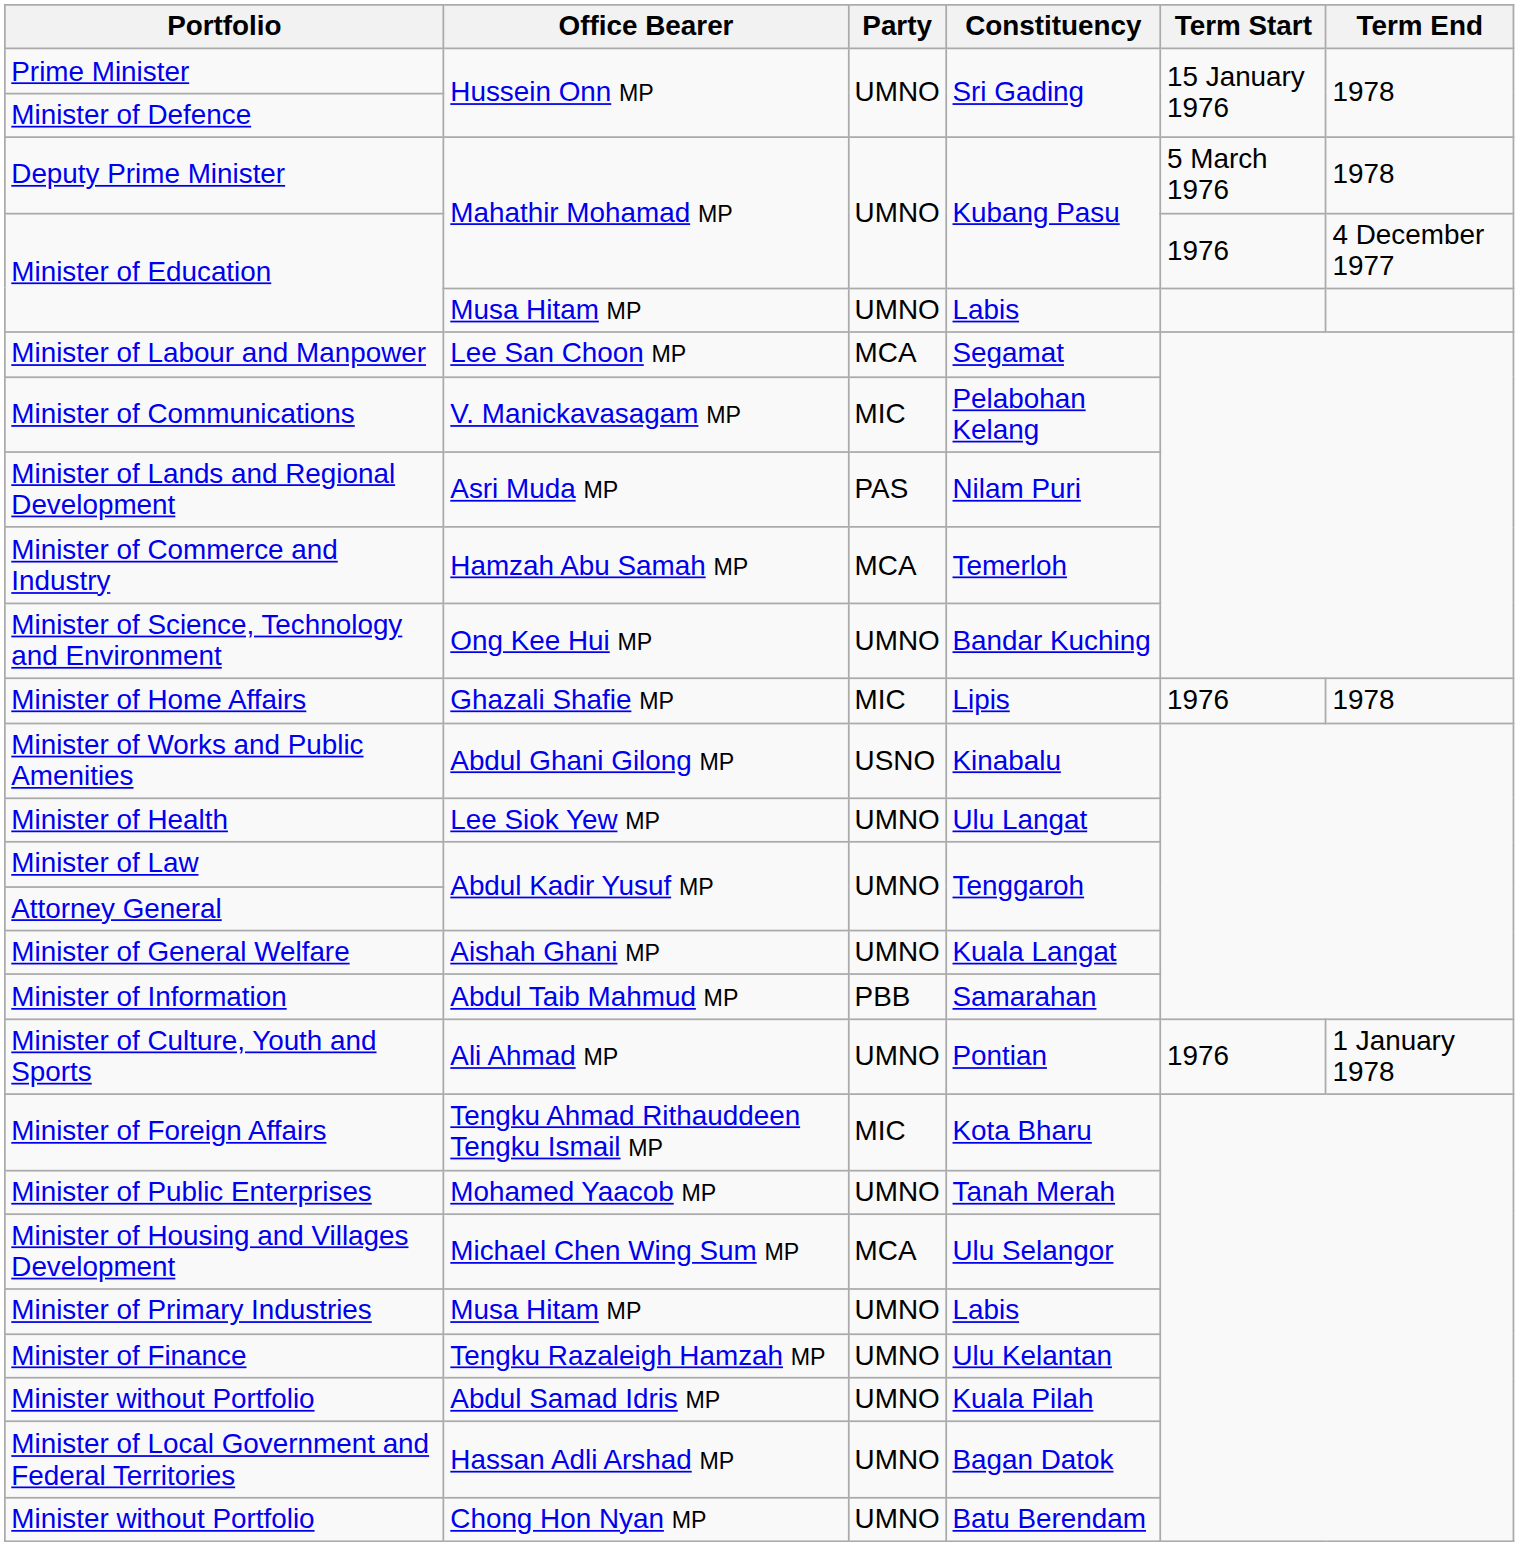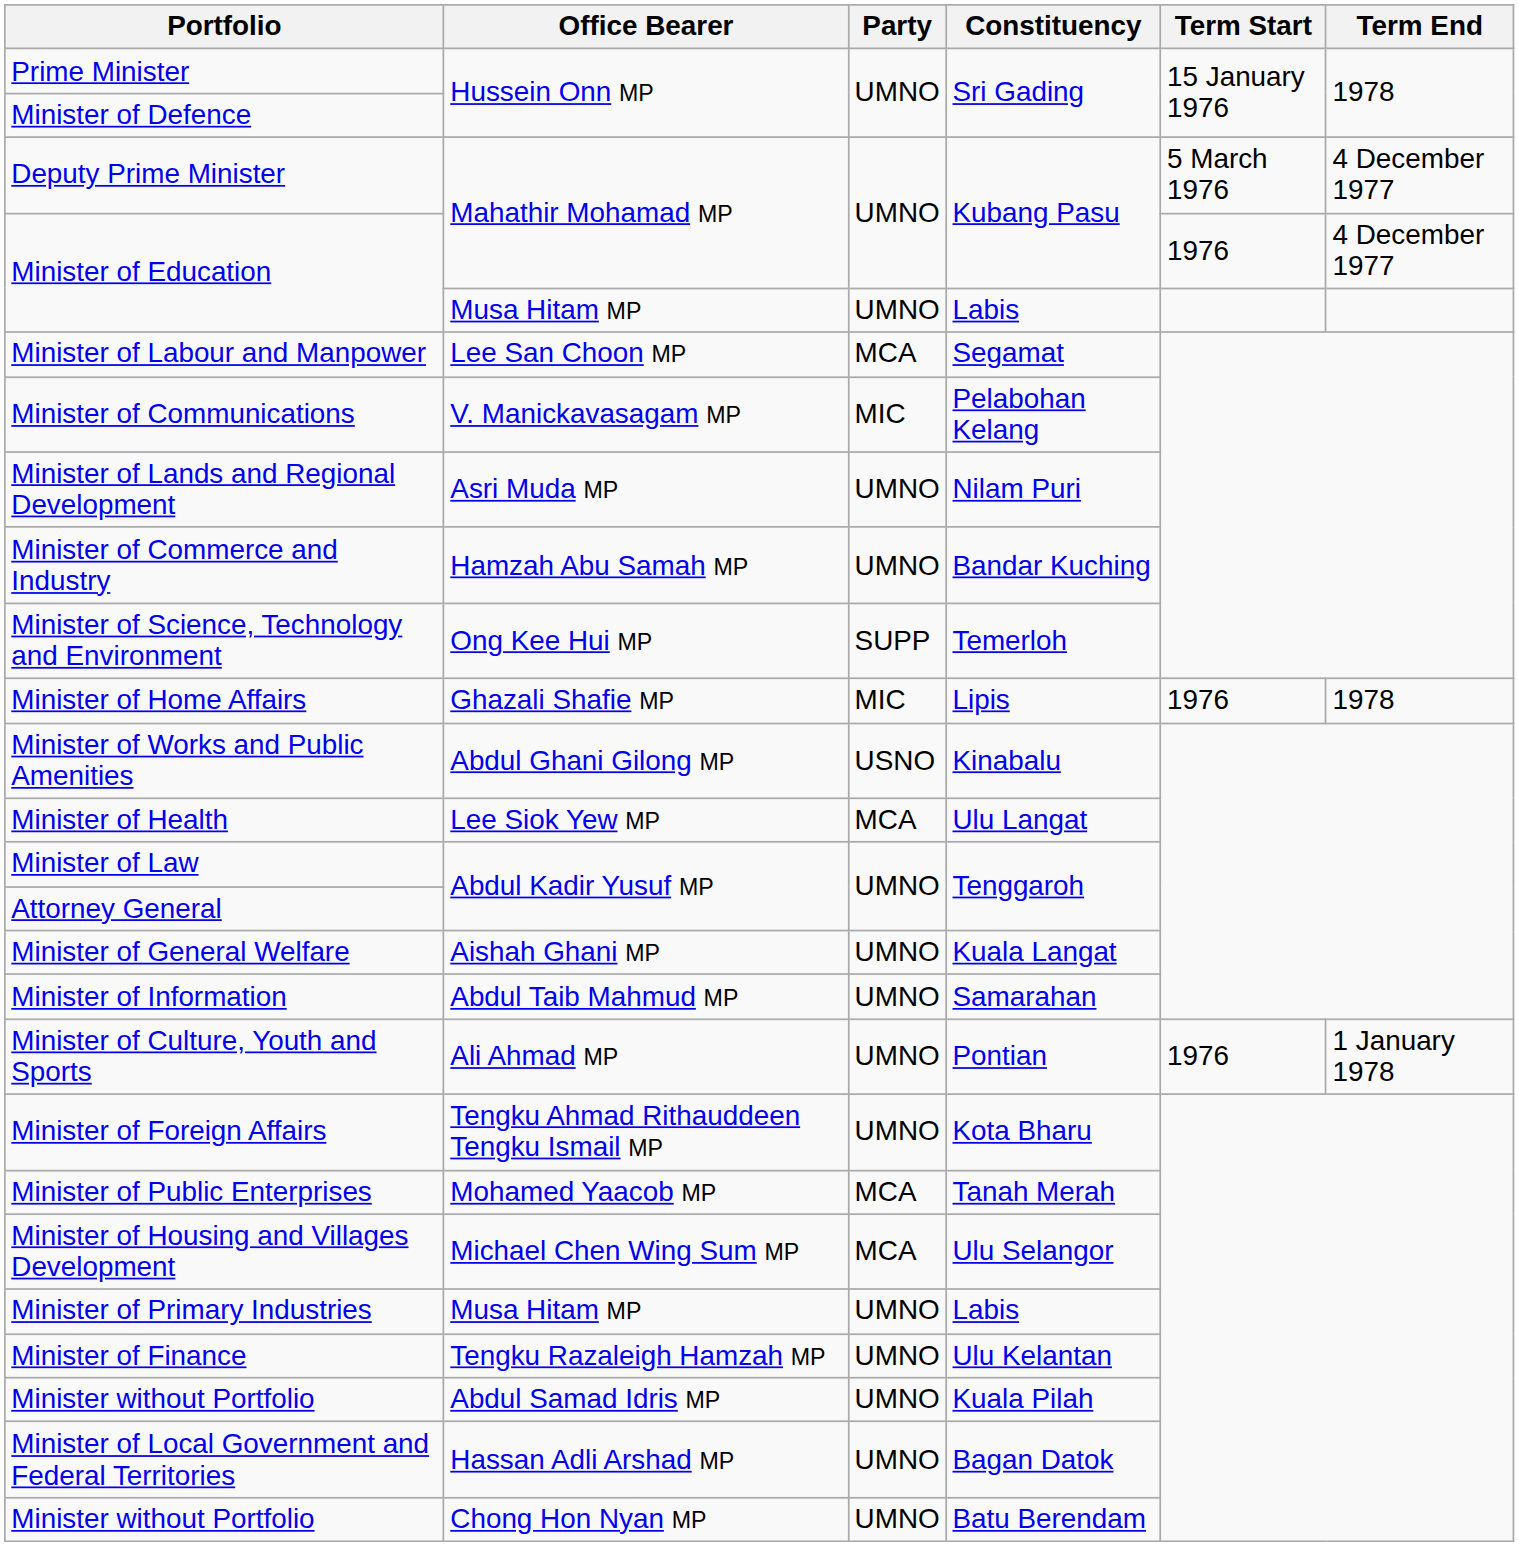(1364, 174) 1978 -> (1408, 174) 4 December 1977
(881, 489) PAS -> (897, 489) UMNO
(886, 564) MCA -> (897, 564) UMNO
(1010, 564) Temerloh -> (1052, 564) Bandar Kuching
(897, 640) UMNO -> (893, 640) SUPP
(1052, 640) Bandar Kuching -> (1010, 640) Temerloh
(897, 819) UMNO -> (886, 819) MCA
(882, 996) PBB -> (897, 996) UMNO
(880, 1131) MIC -> (897, 1131) UMNO
(897, 1191) UMNO -> (886, 1191) MCA
